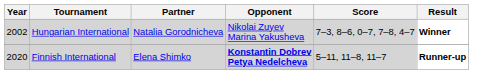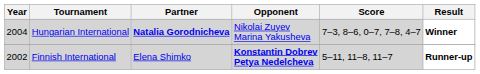(17, 32) 2002 -> (17, 32) 2004
(178, 32) normal -> (181, 32) bold
(17, 57) 2020 -> (17, 57) 2002
